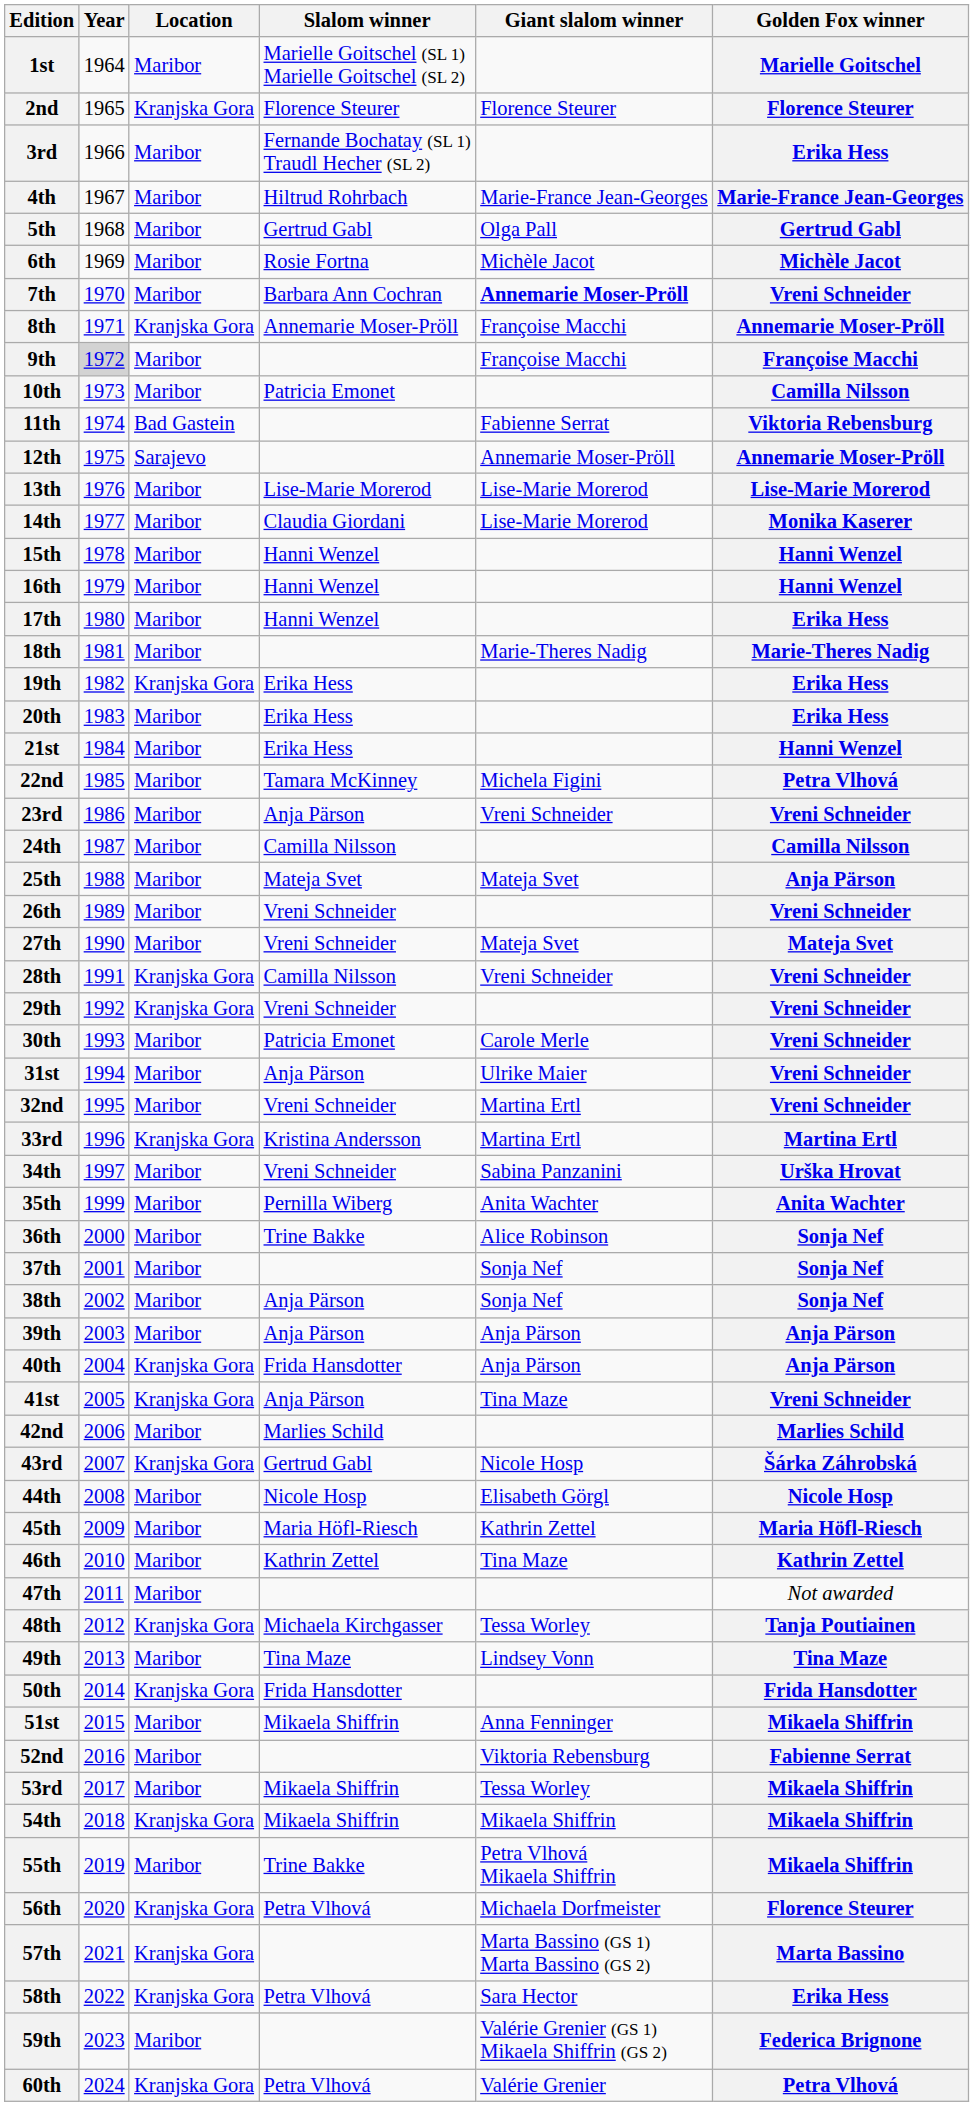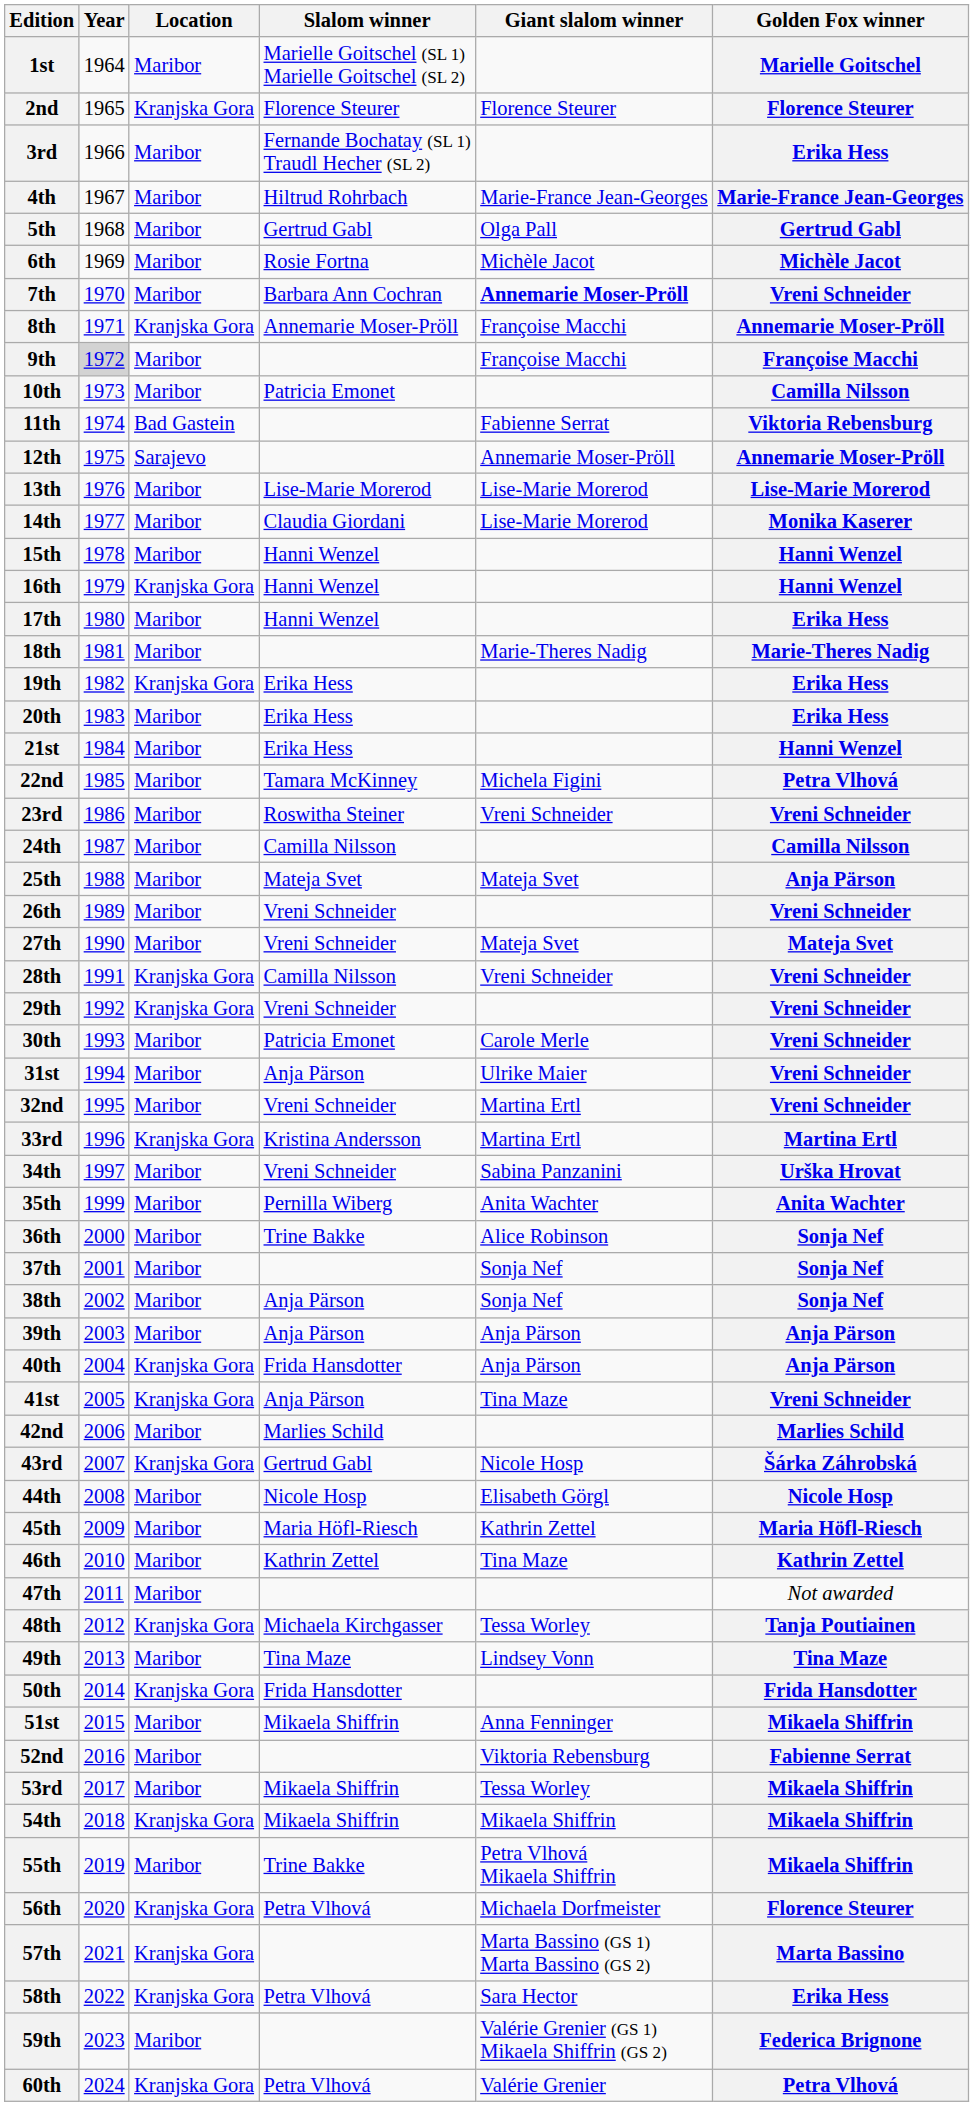(168, 586) Maribor -> (194, 586) Kranjska Gora
(314, 813) Anja Pärson -> (334, 813) Roswitha Steiner
